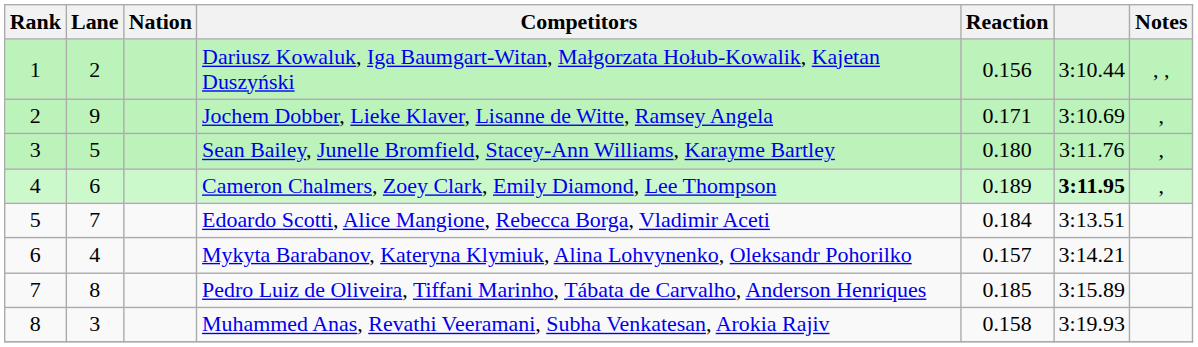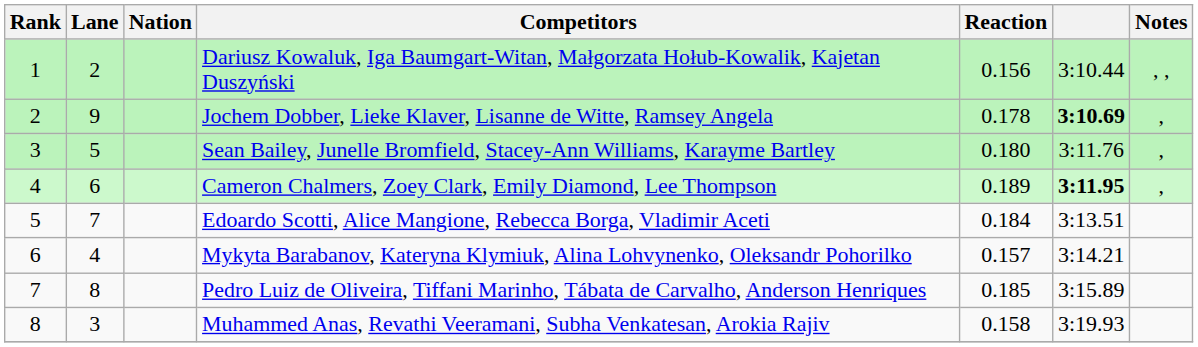(1007, 116) 0.171 -> (1006, 116) 0.178
(1092, 116) normal -> (1091, 116) bold
